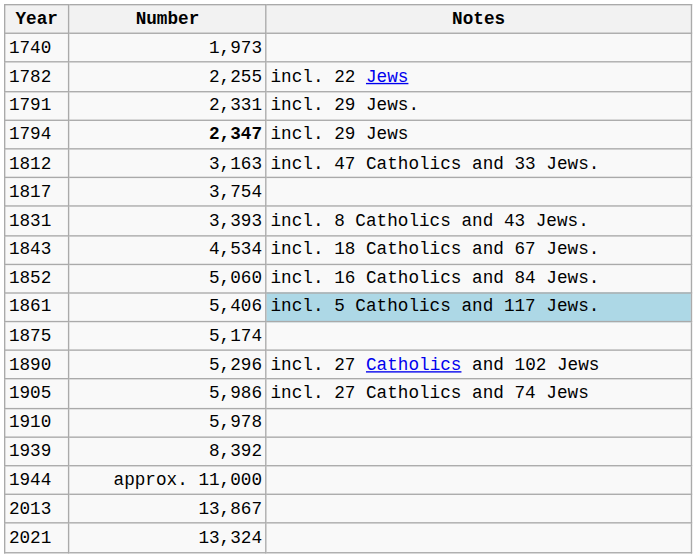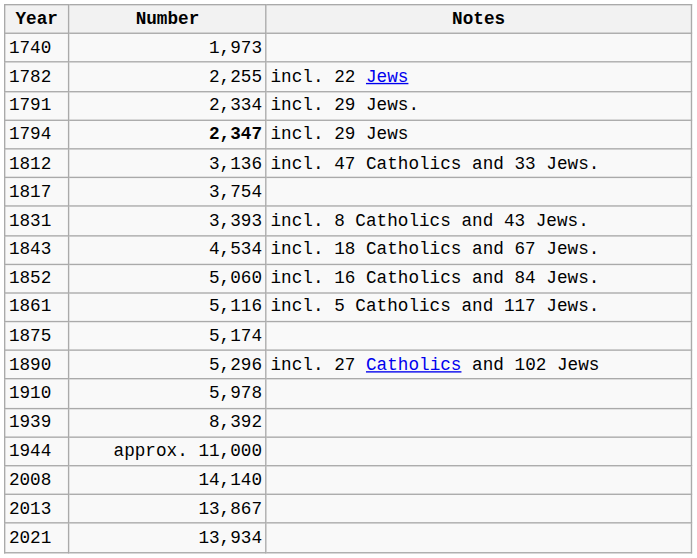(236, 106) 2,331 -> (236, 106) 2,334
(236, 163) 3,163 -> (236, 163) 3,136
(236, 307) 5,406 -> (236, 307) 5,116
(435, 307) lightblue background -> (435, 307) no background
- row: (30, 394)
+ row: (30, 480)
(230, 538) 13,324 -> (230, 538) 13,934
